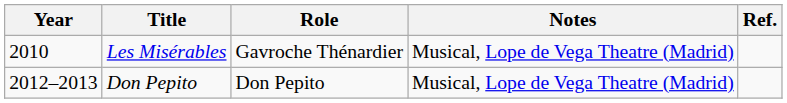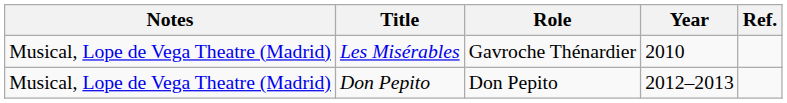columns swapped: (53, 20) <-> (573, 20)
